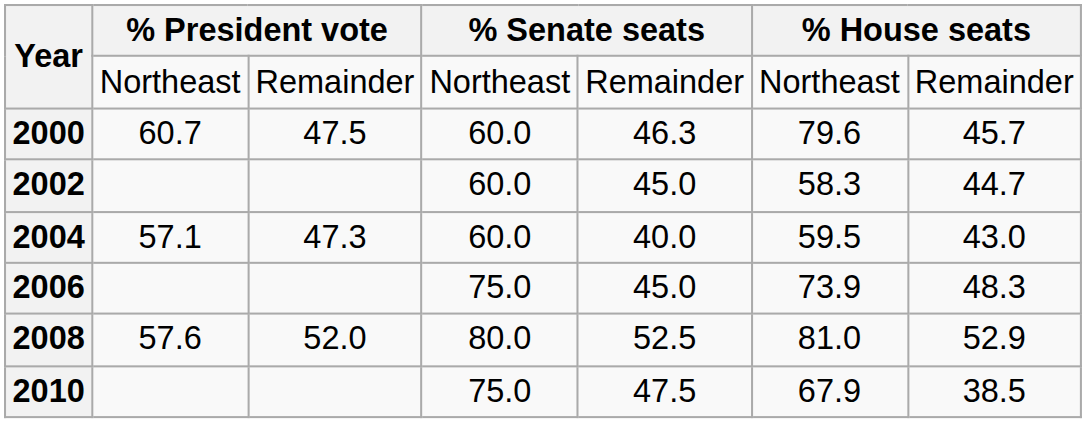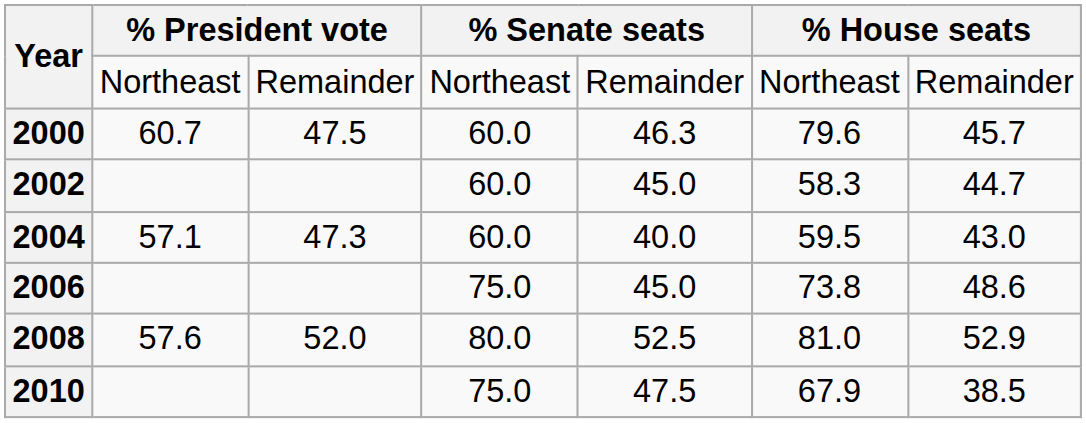(829, 287) 73.9 -> (829, 287) 73.8
(994, 287) 48.3 -> (994, 287) 48.6
